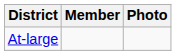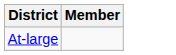- column: (147, 15)
